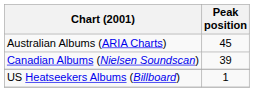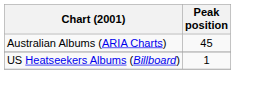- row: (103, 60)
